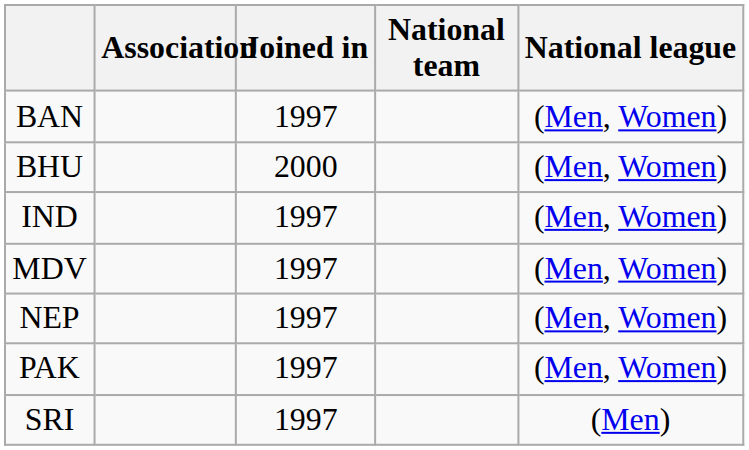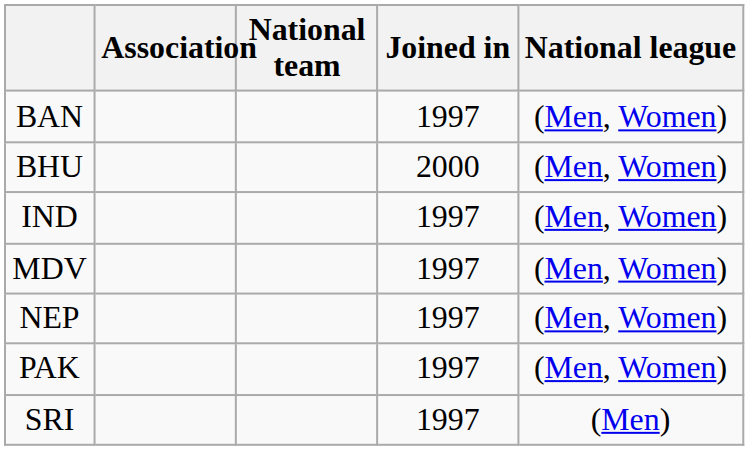columns swapped: (306, 47) <-> (446, 47)
